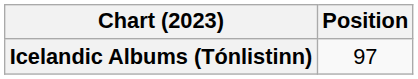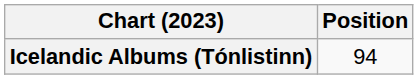(365, 56) 97 -> (365, 56) 94
